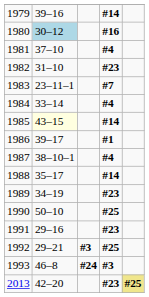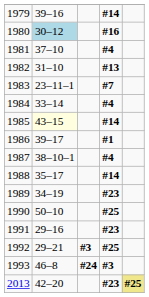(111, 67) #23 -> (111, 67) #13
